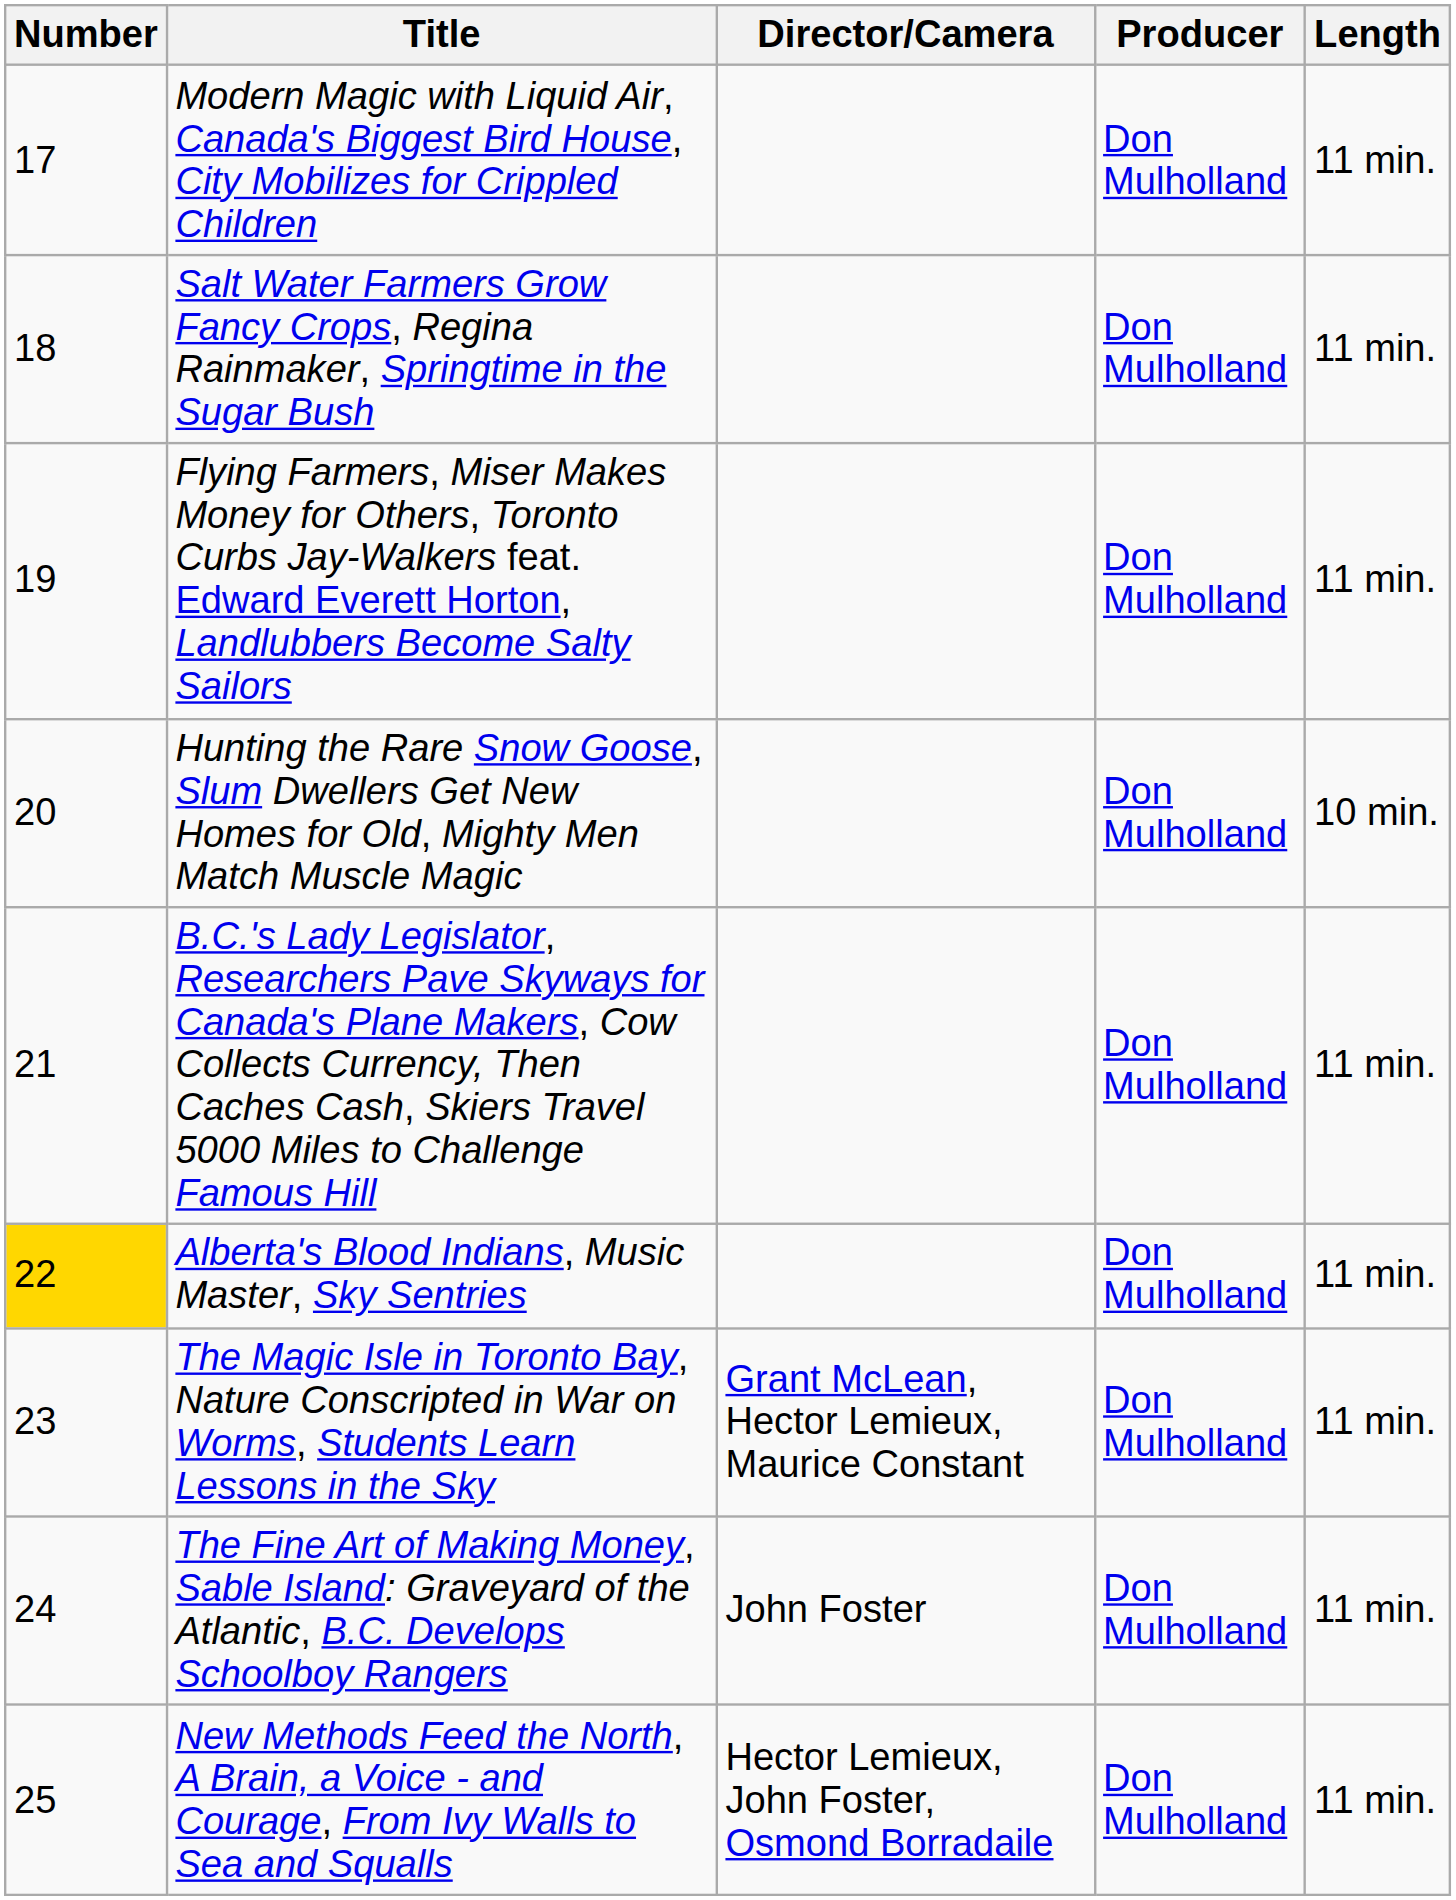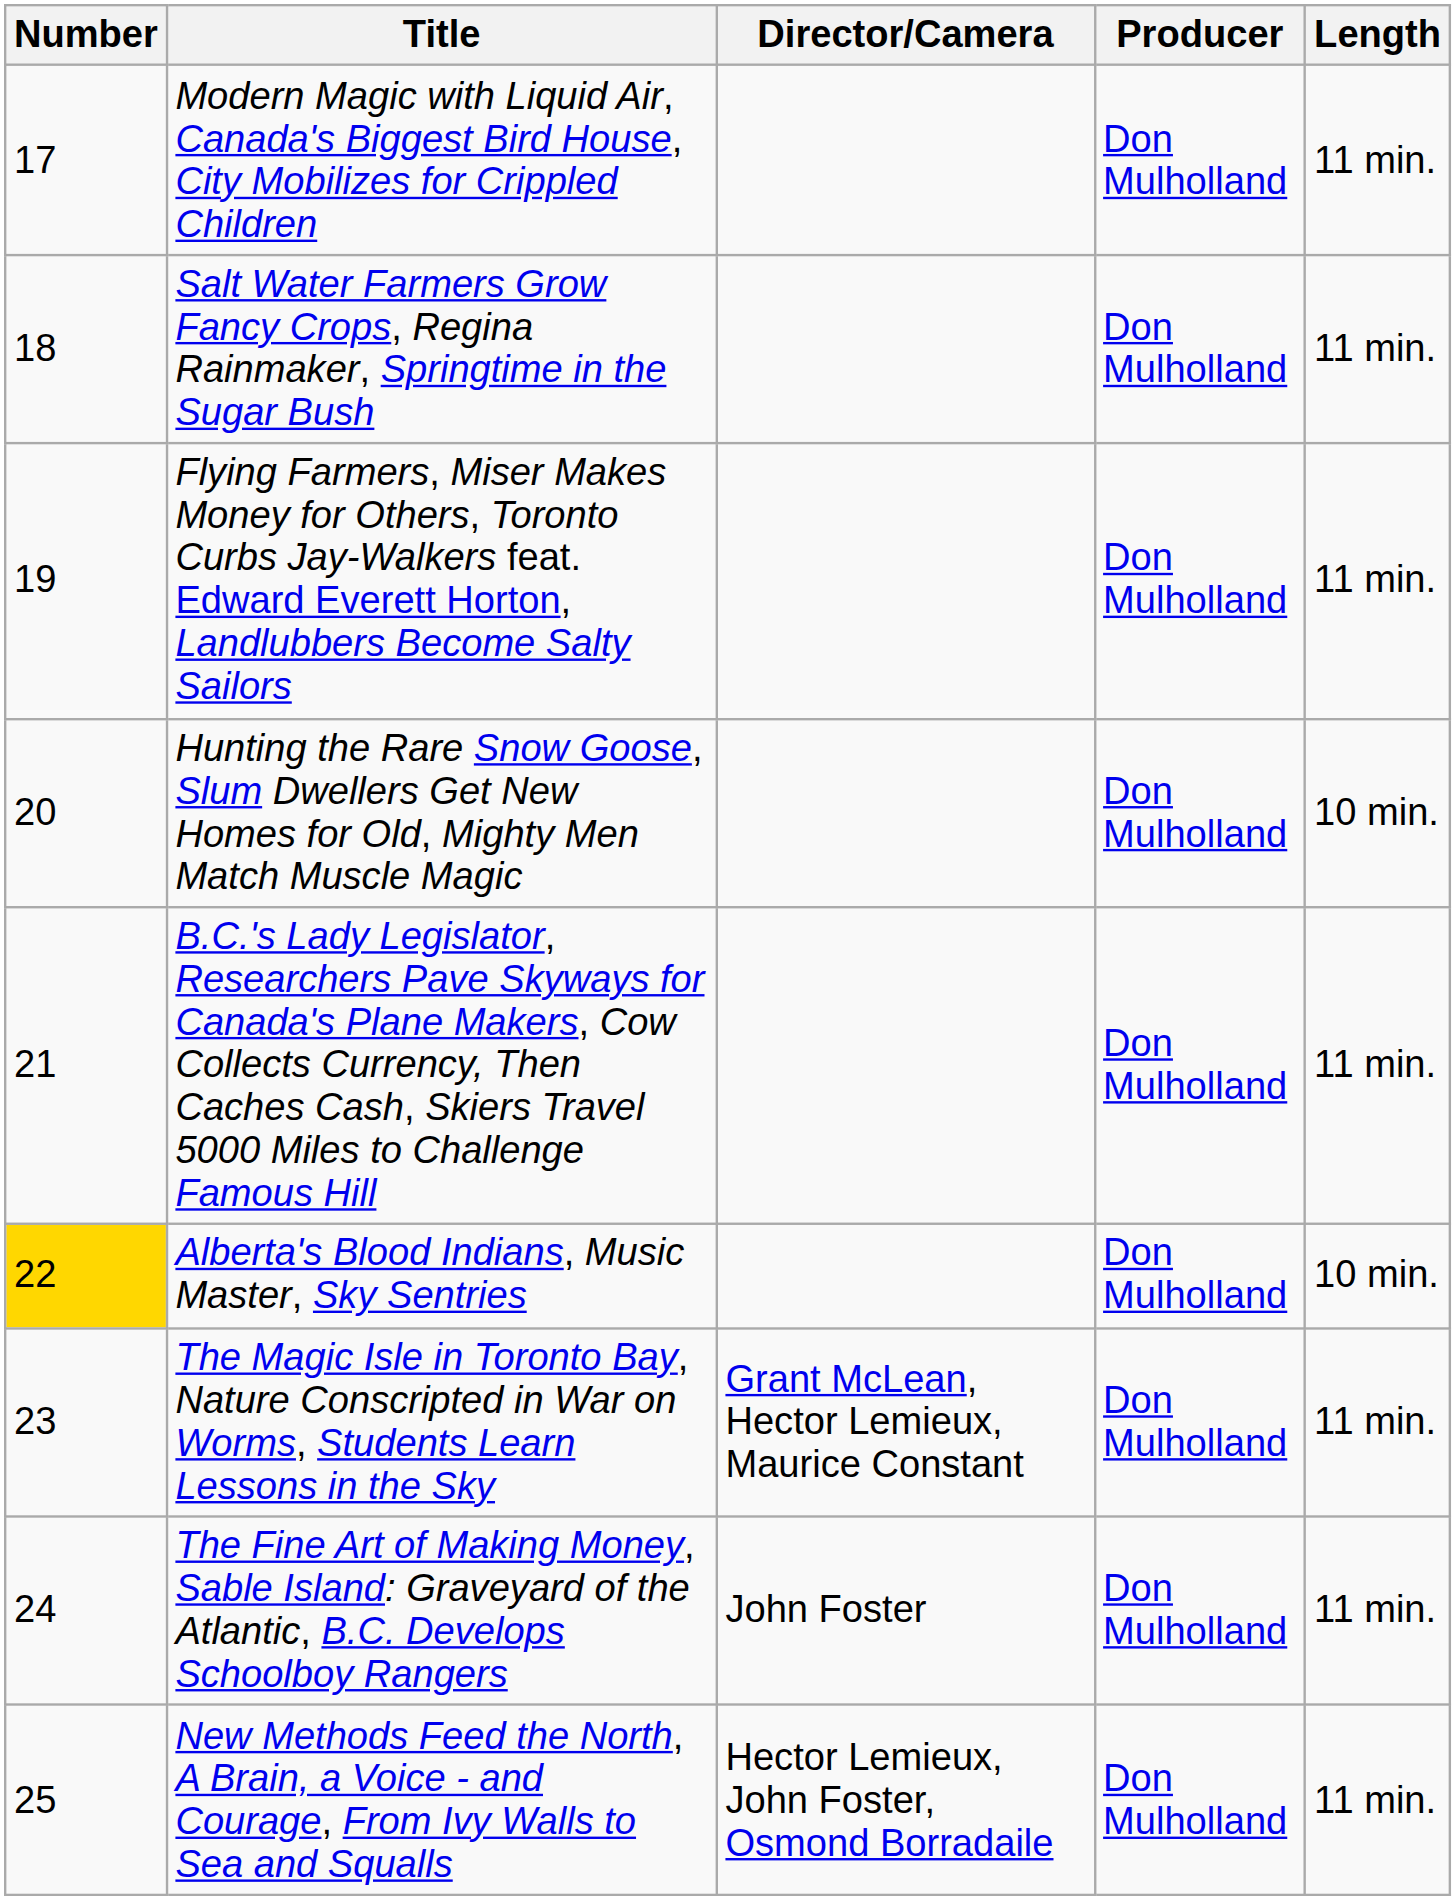(1375, 1275) 11 min. -> (1377, 1275) 10 min.
